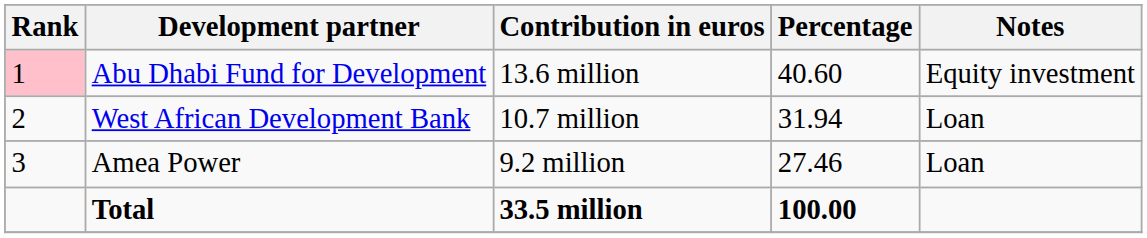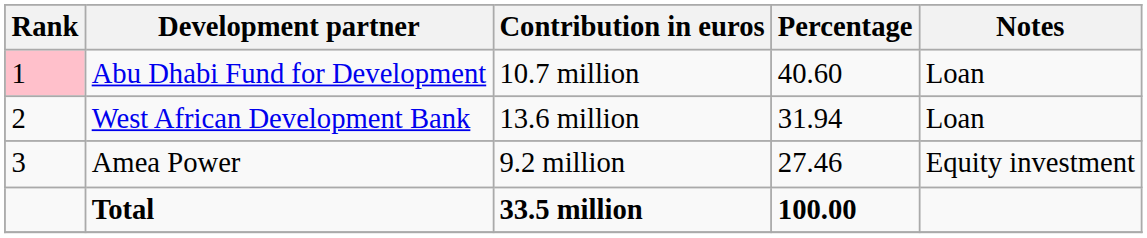(569, 72) 13.6 million -> (569, 72) 10.7 million
(1030, 72) Equity investment -> (955, 72) Loan
(569, 118) 10.7 million -> (569, 118) 13.6 million
(955, 163) Loan -> (1030, 163) Equity investment
